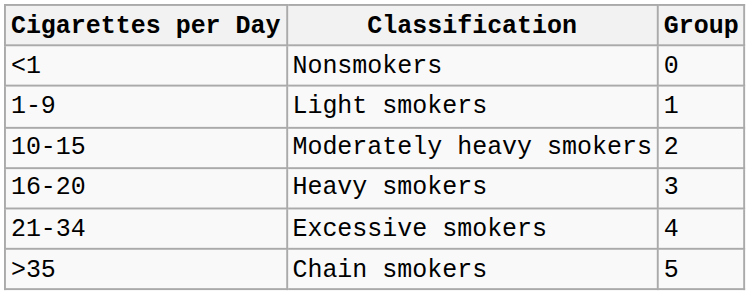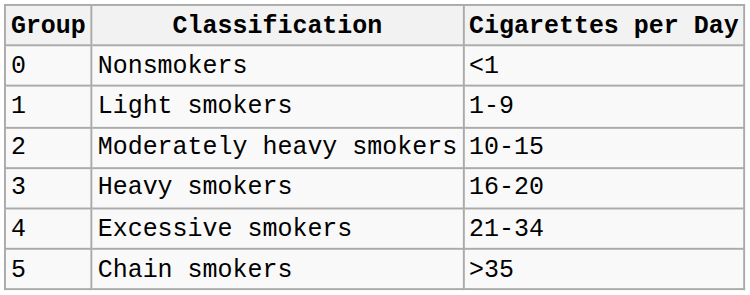columns swapped: (701, 25) <-> (146, 25)
